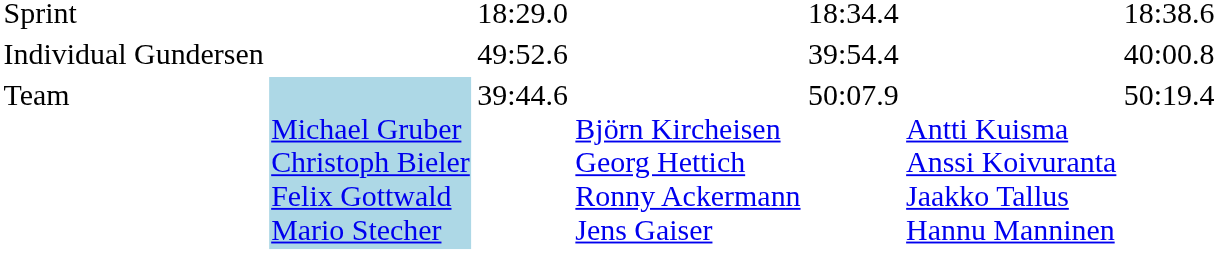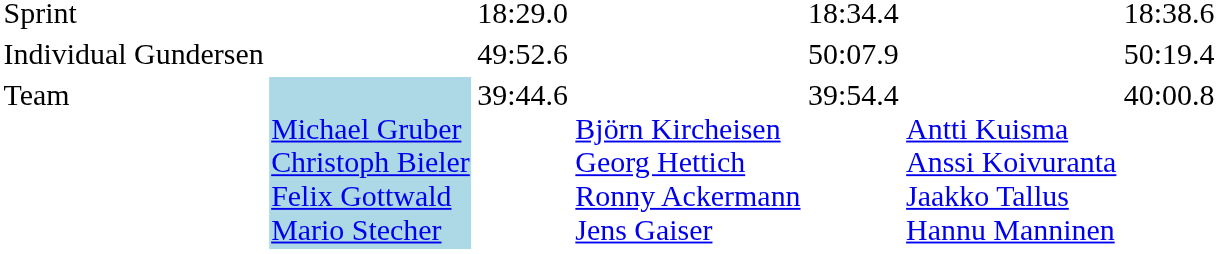(853, 54) 39:54.4 -> (853, 54) 50:07.9
(1169, 54) 40:00.8 -> (1169, 54) 50:19.4
(853, 95) 50:07.9 -> (853, 95) 39:54.4
(1169, 95) 50:19.4 -> (1169, 95) 40:00.8
